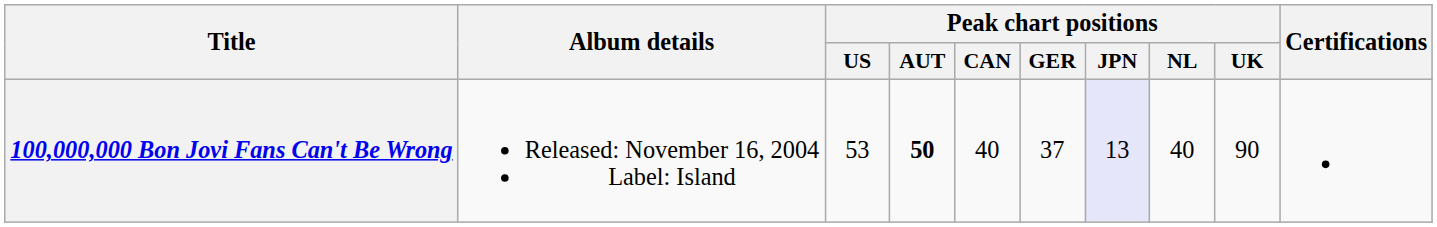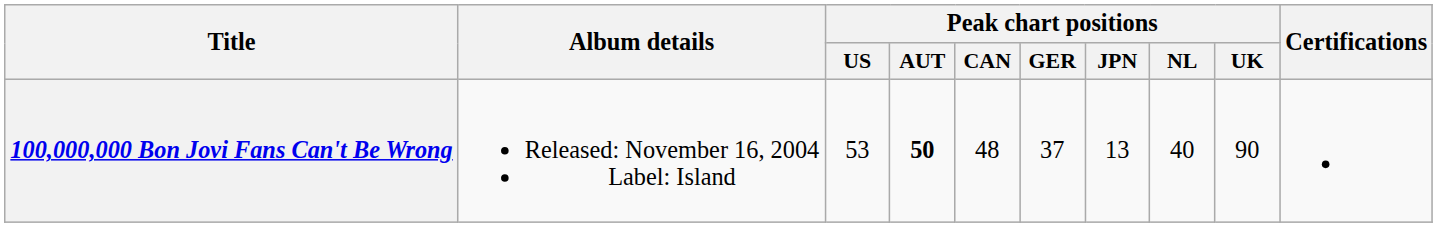(987, 150) 40 -> (987, 150) 48
(1117, 150) lavender background -> (1117, 150) no background
